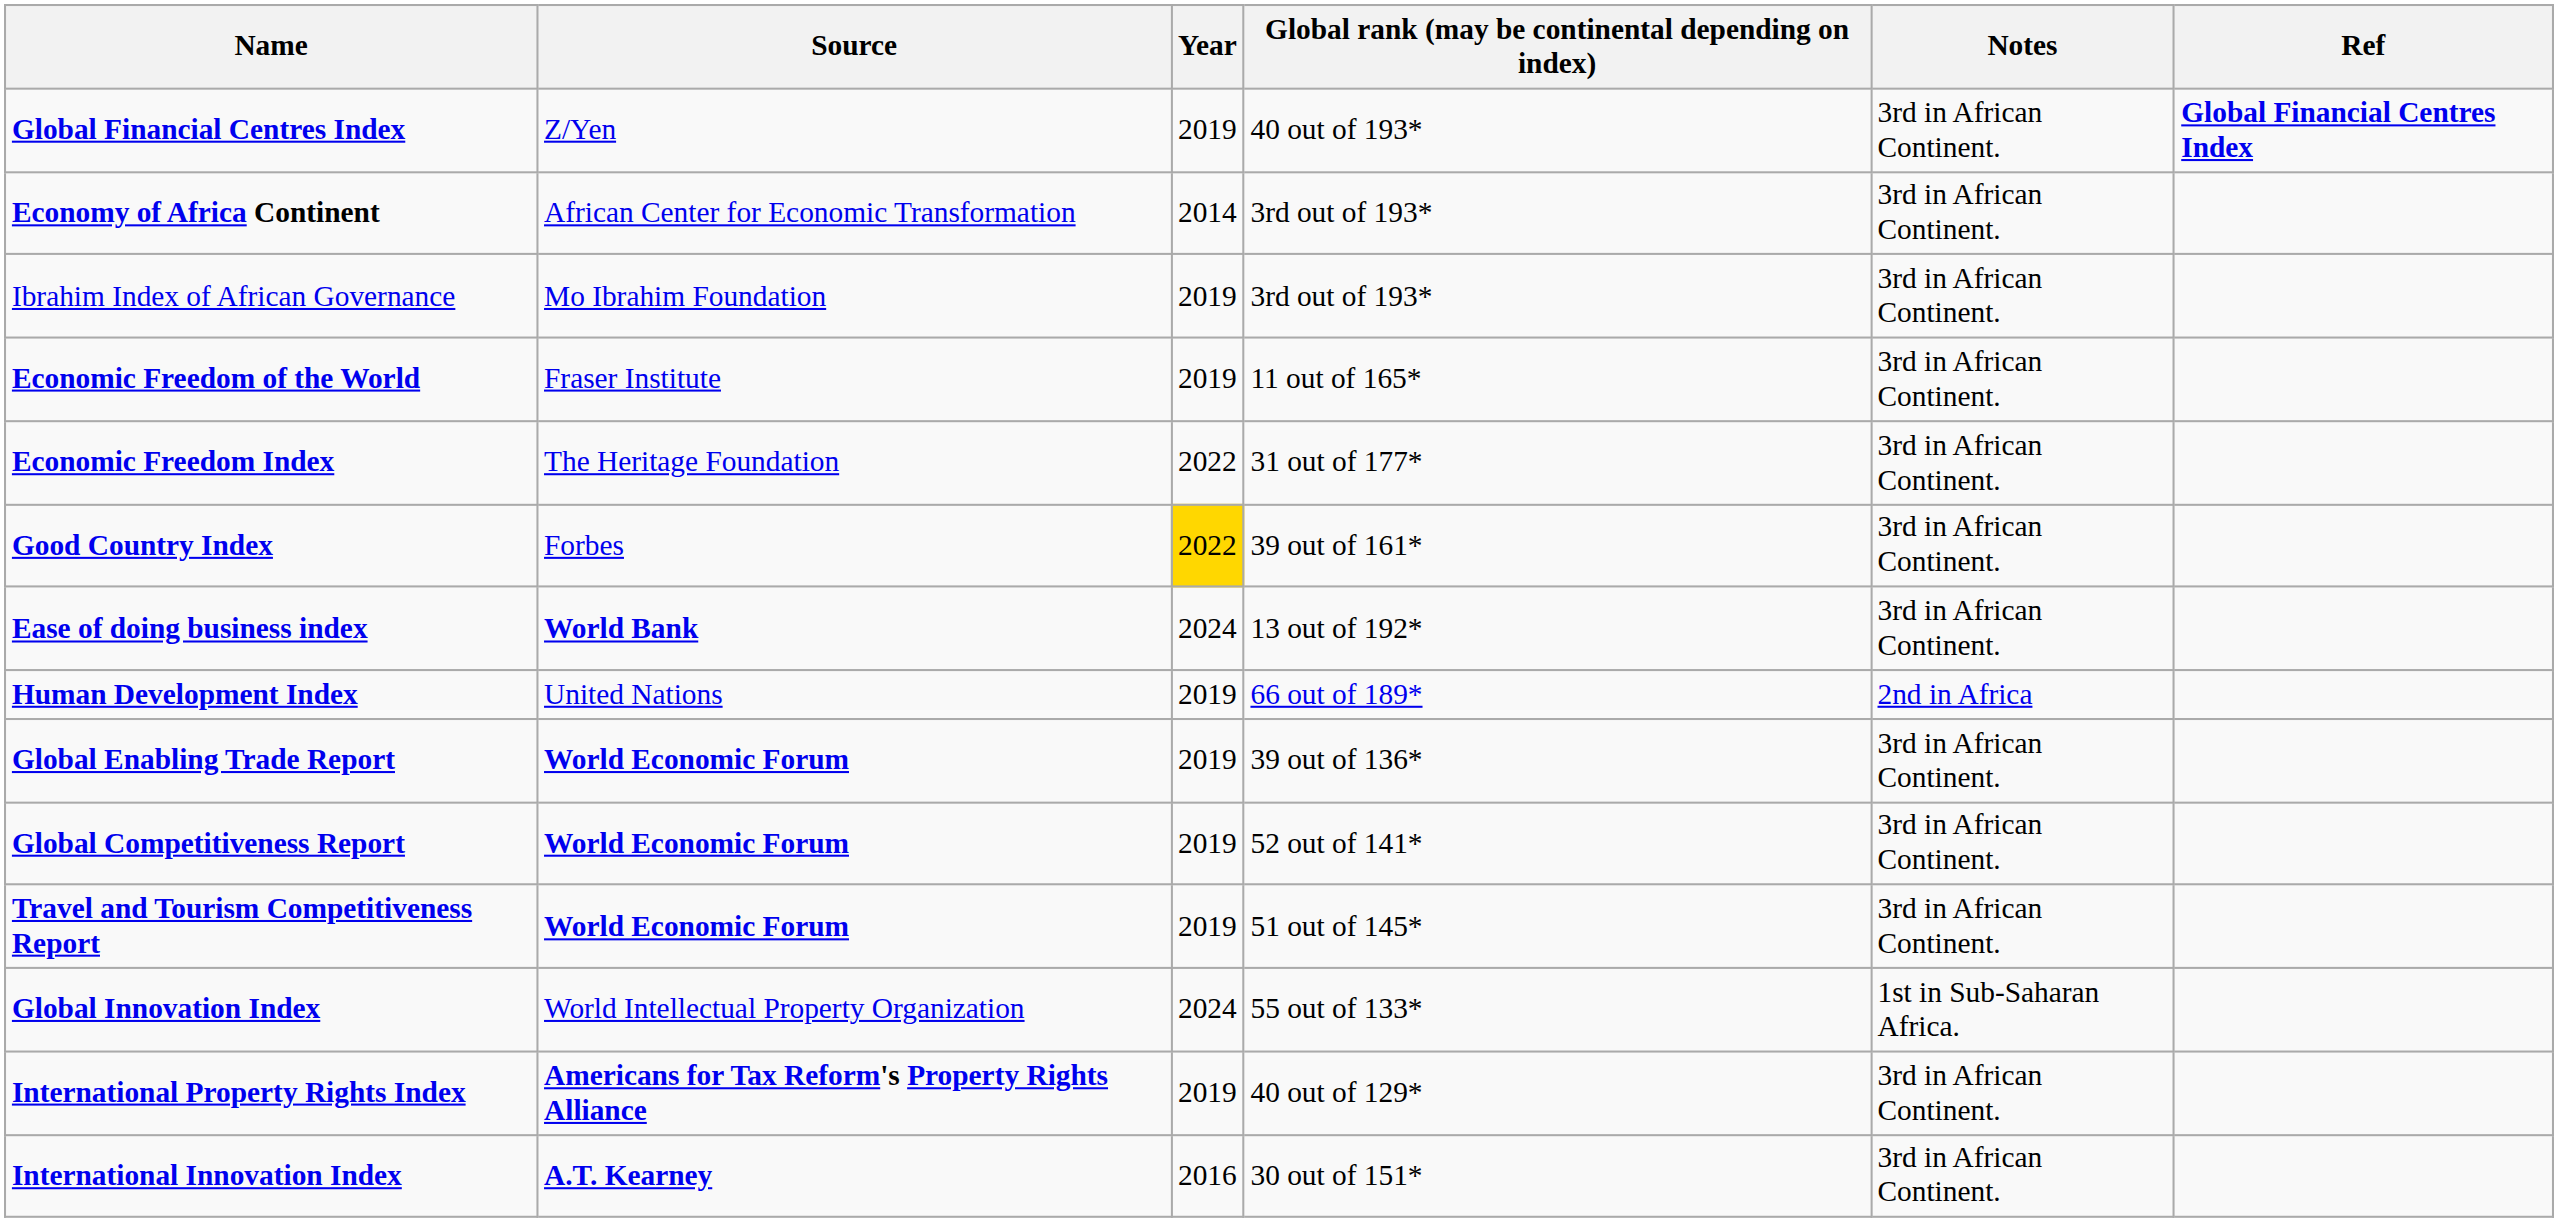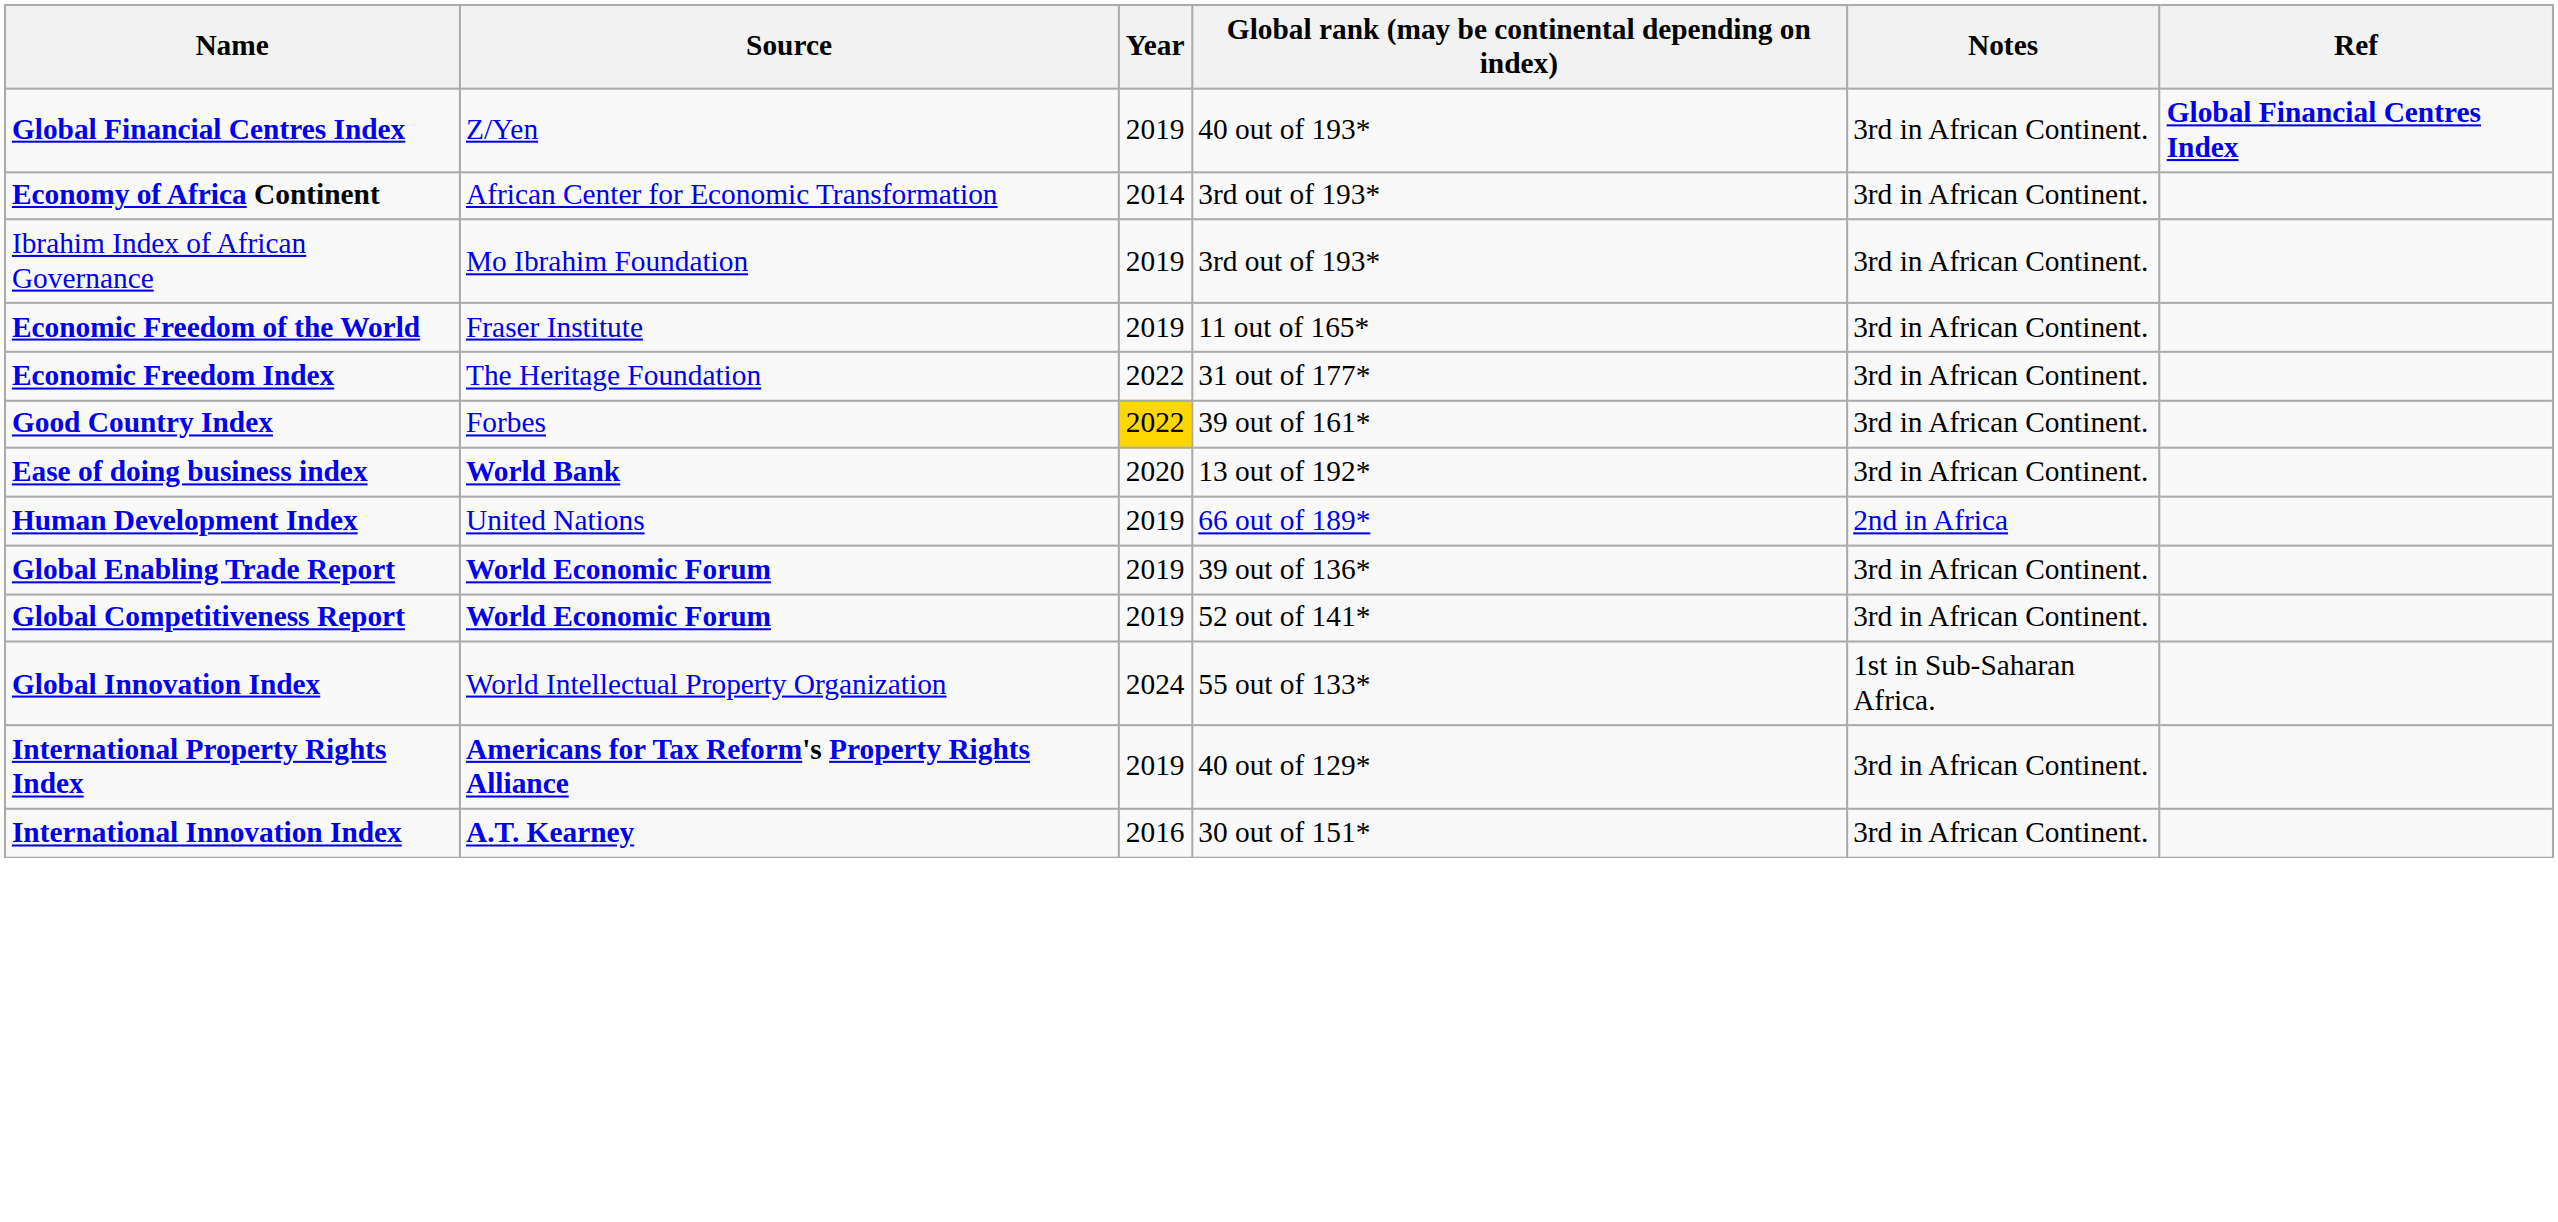(1207, 628) 2024 -> (1155, 472) 2020
- row: (242, 926)
